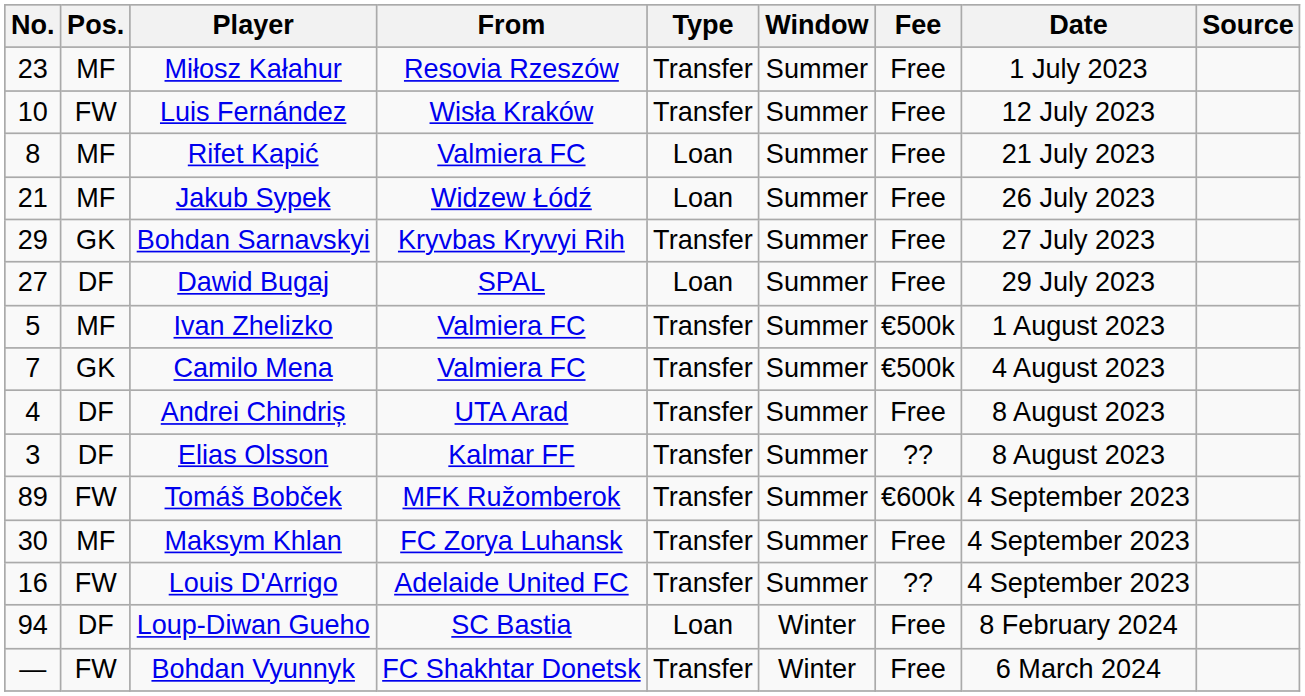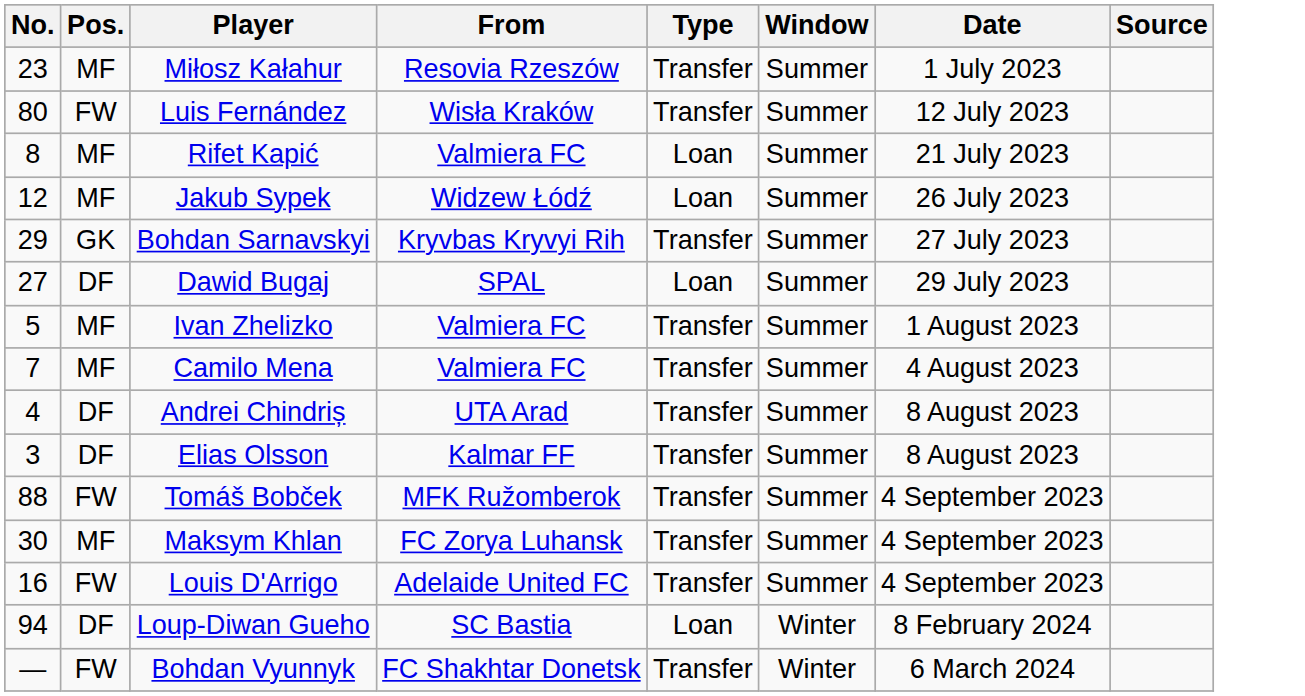- column: (918, 25)
(33, 111) 10 -> (33, 111) 80
(33, 197) 21 -> (33, 197) 12
(96, 369) GK -> (96, 369) MF
(33, 497) 89 -> (33, 497) 88
